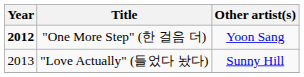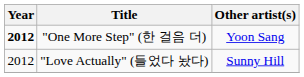(21, 60) 2013 -> (21, 60) 2012
